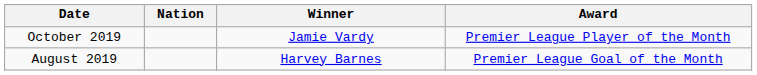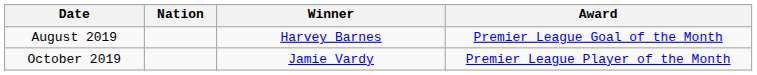rows swapped: (74, 59) <-> (74, 37)
